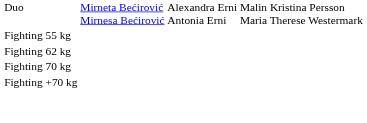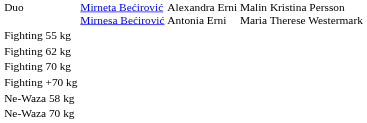+ row: (39, 98)
+ row: (39, 113)
